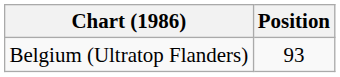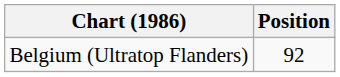(294, 54) 93 -> (294, 54) 92
